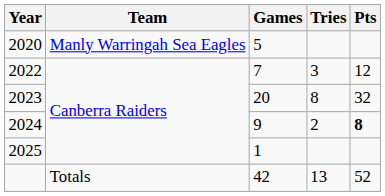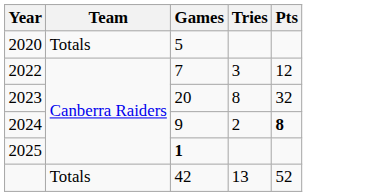(148, 44) Manly Warringah Sea Eagles -> (70, 44) Totals
(257, 151) normal -> (179, 151) bold
